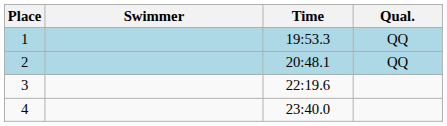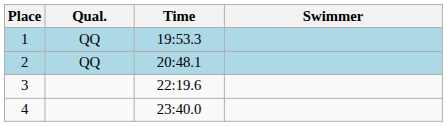columns swapped: (154, 16) <-> (398, 16)
